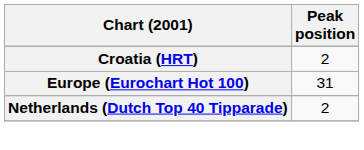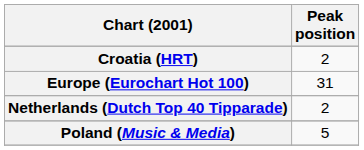+ row: (148, 132)
